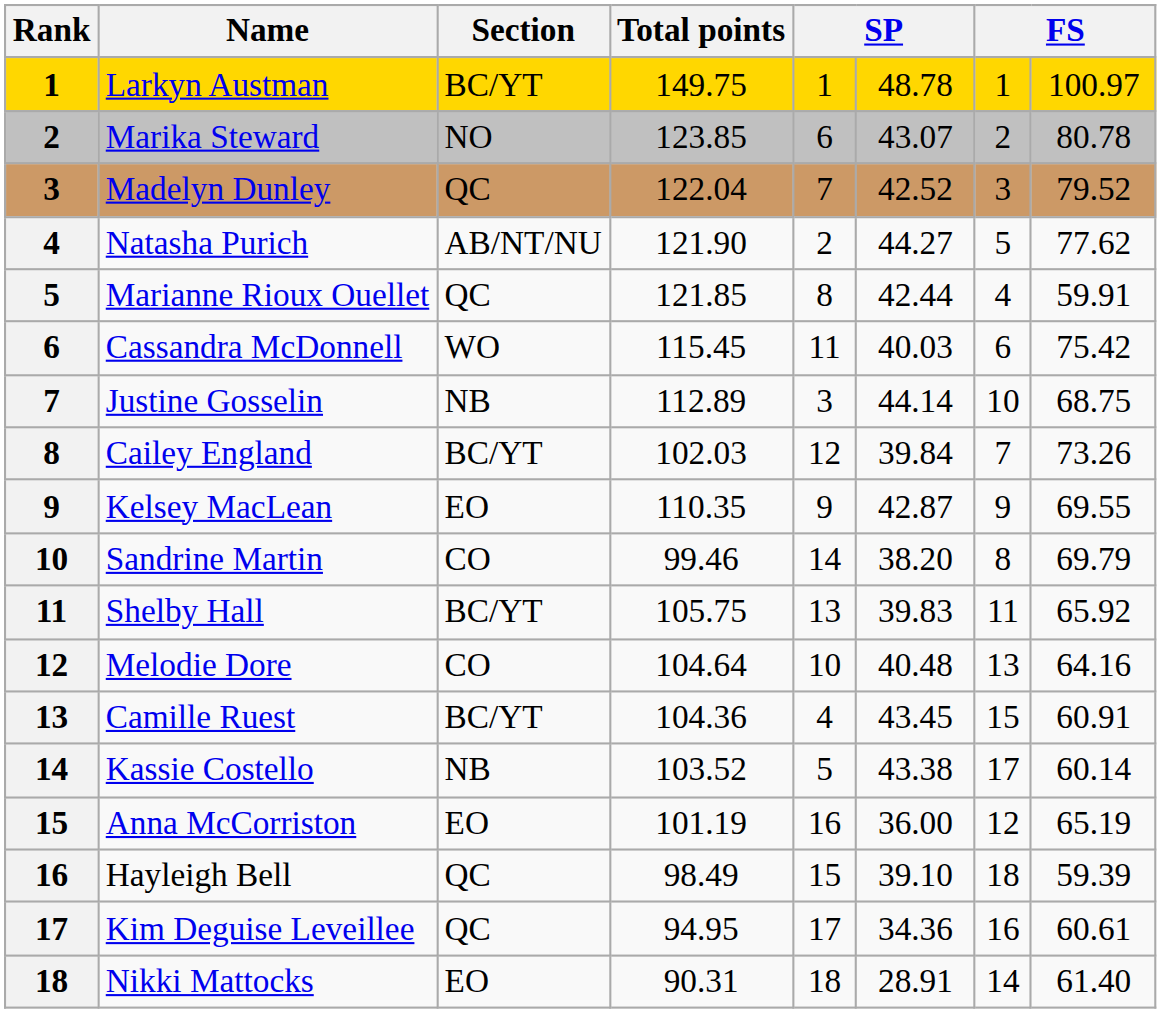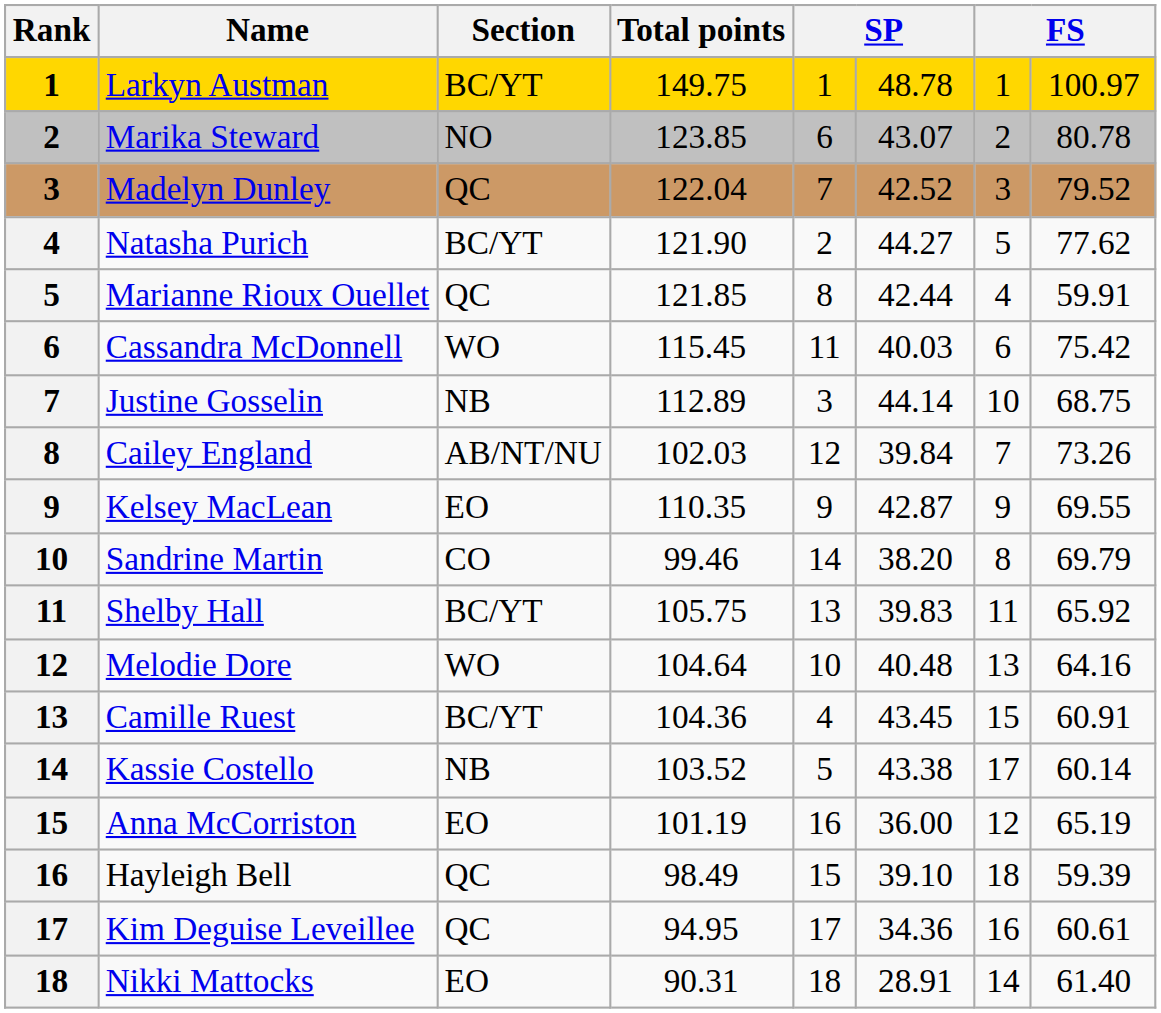(523, 242) AB/NT/NU -> (494, 242) BC/YT
(494, 453) BC/YT -> (523, 453) AB/NT/NU
(468, 664) CO -> (472, 664) WO
